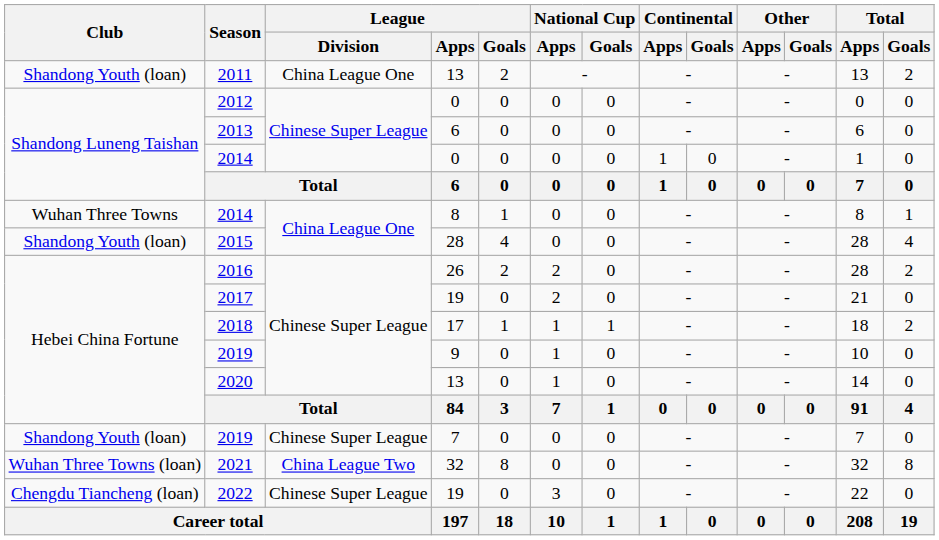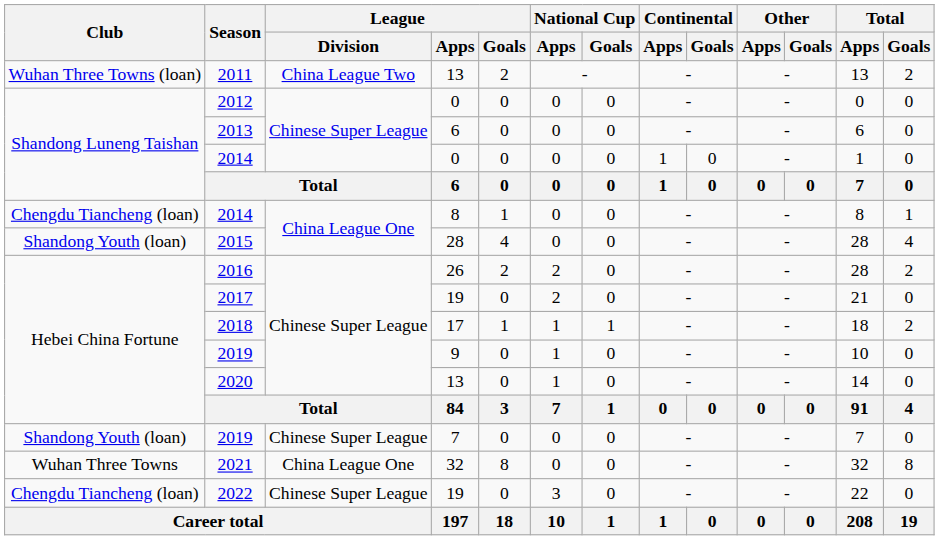(105, 74) Shandong Youth (loan) -> (105, 74) Wuhan Three Towns (loan)
(348, 74) China League One -> (348, 74) China League Two
(105, 213) Wuhan Three Towns -> (105, 213) Chengdu Tiancheng (loan)
(105, 465) Wuhan Three Towns (loan) -> (105, 465) Wuhan Three Towns
(348, 465) China League Two -> (348, 465) China League One
